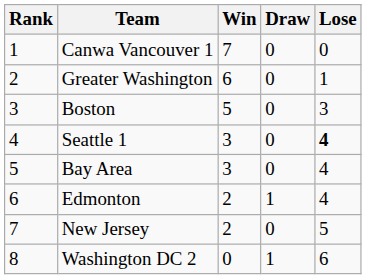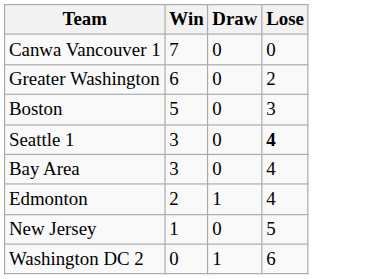- column: (31, 19)
(324, 79) 1 -> (271, 79) 2
(227, 229) 2 -> (174, 229) 1
